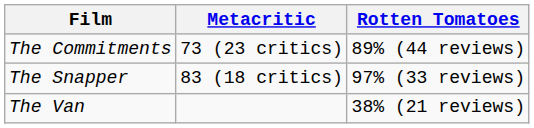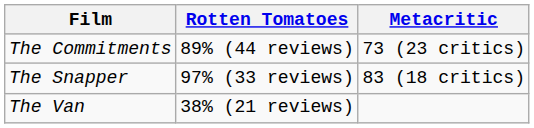columns swapped: (438, 19) <-> (262, 19)
